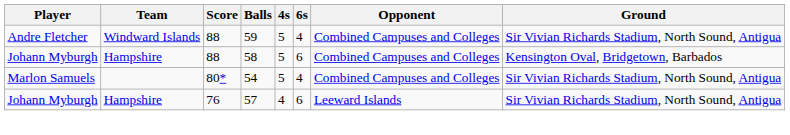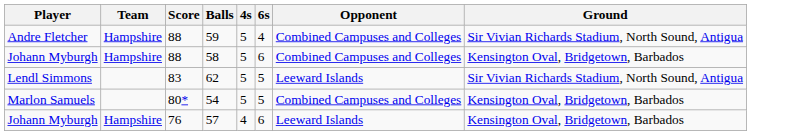(152, 36) Windward Islands -> (133, 36) Hampshire
+ row: (212, 78)
(299, 78) 4 -> (261, 99) 5
(643, 78) Sir Vivian Richards Stadium, North Sound, Antigua -> (576, 99) Kensington Oval, Bridgetown, Barbados
(643, 99) Sir Vivian Richards Stadium, North Sound, Antigua -> (576, 120) Kensington Oval, Bridgetown, Barbados
